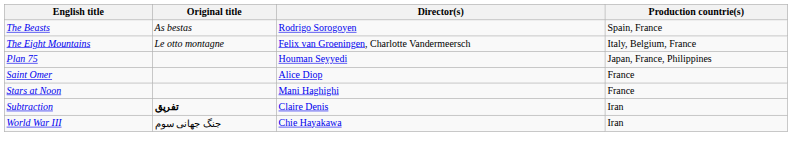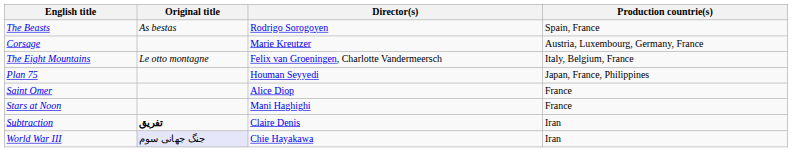+ row: (23, 43)
(188, 123) no background -> (172, 139) lavender background
